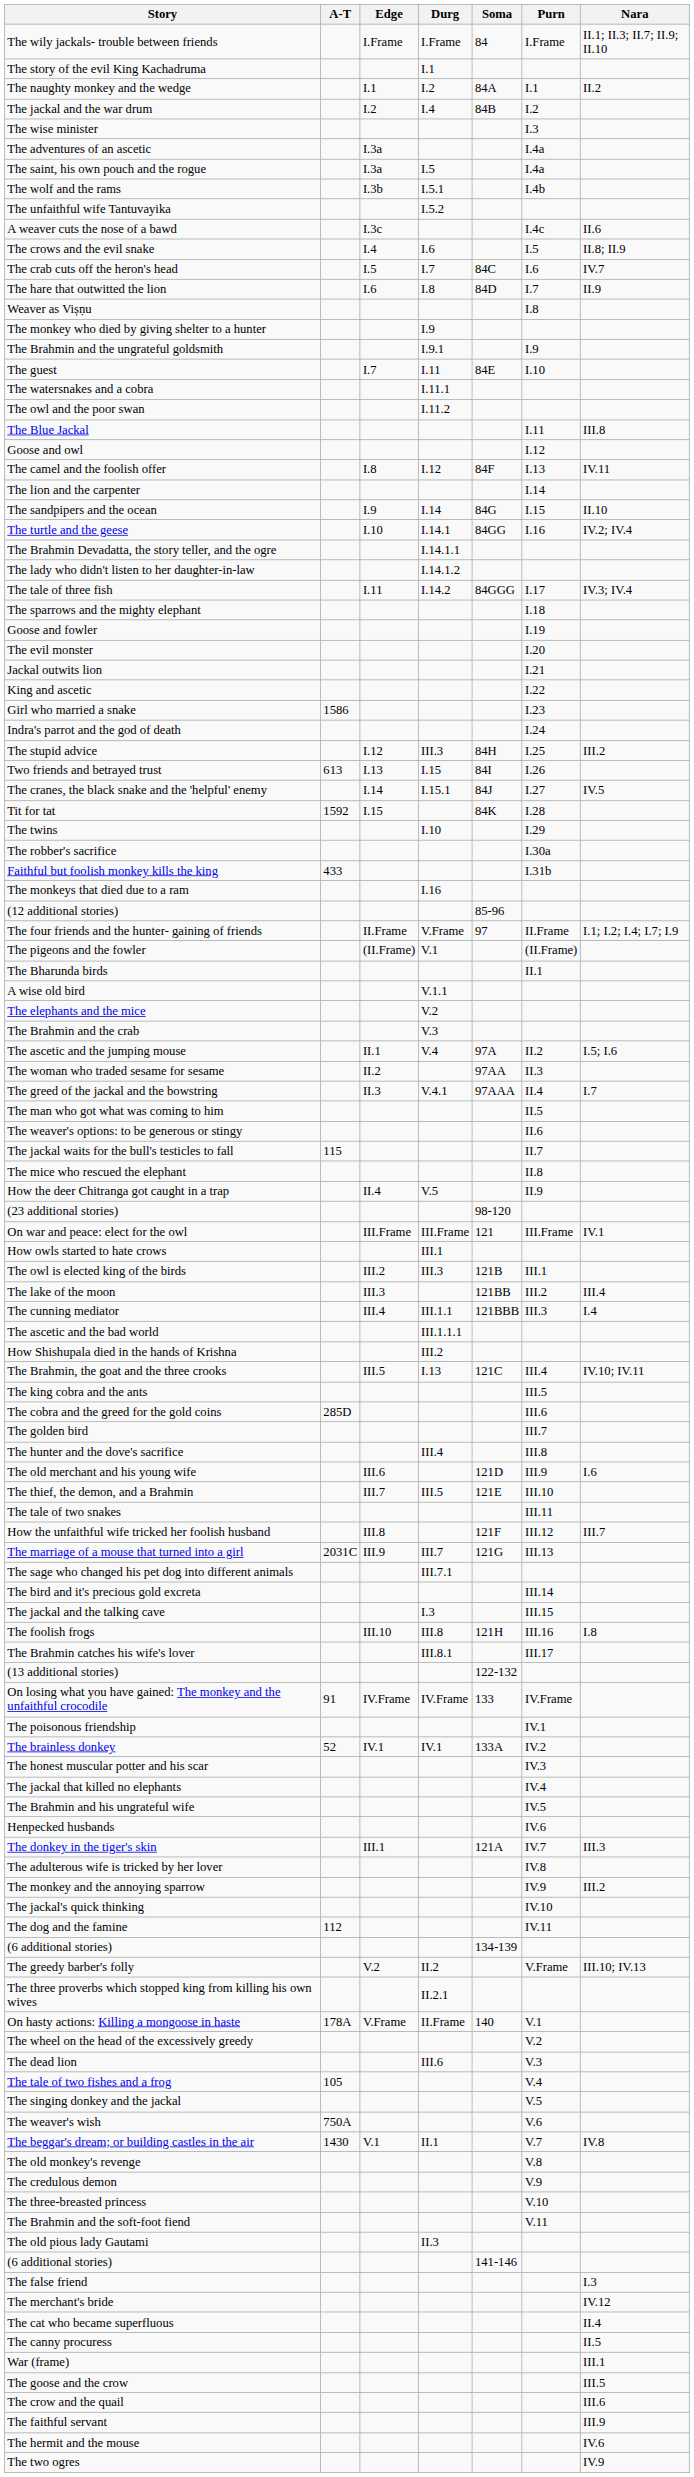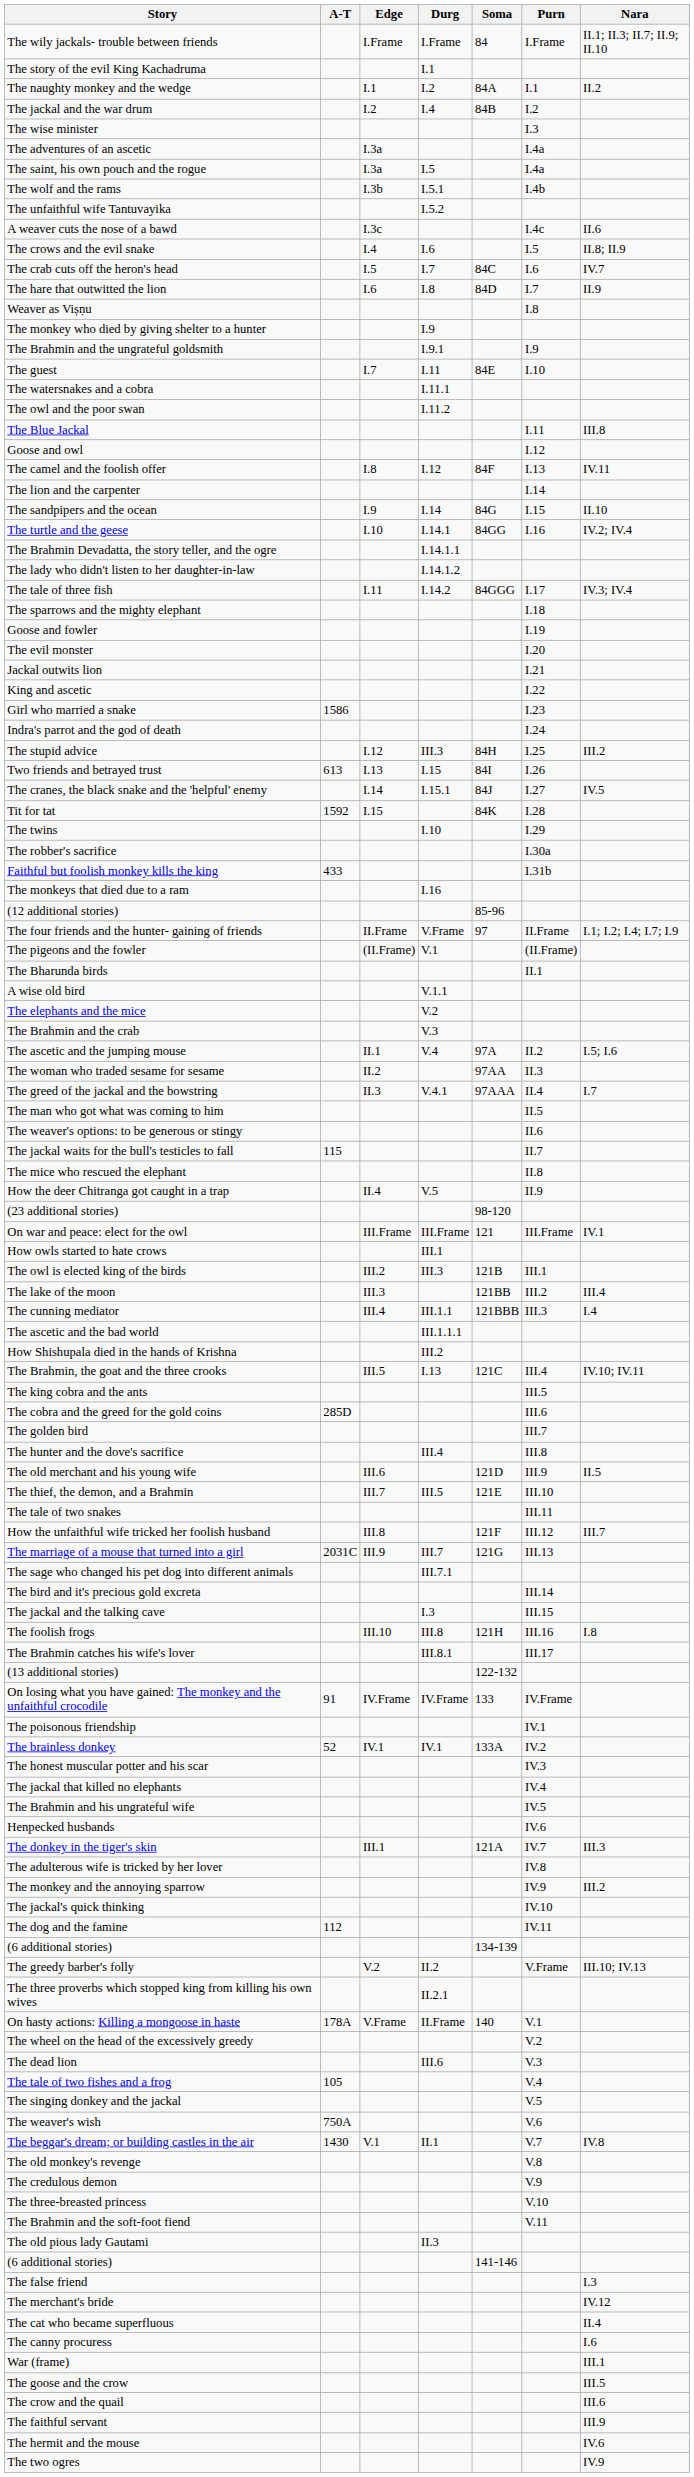(590, 1472) I.6 -> (592, 1472) II.5
(592, 2342) II.5 -> (590, 2342) I.6
